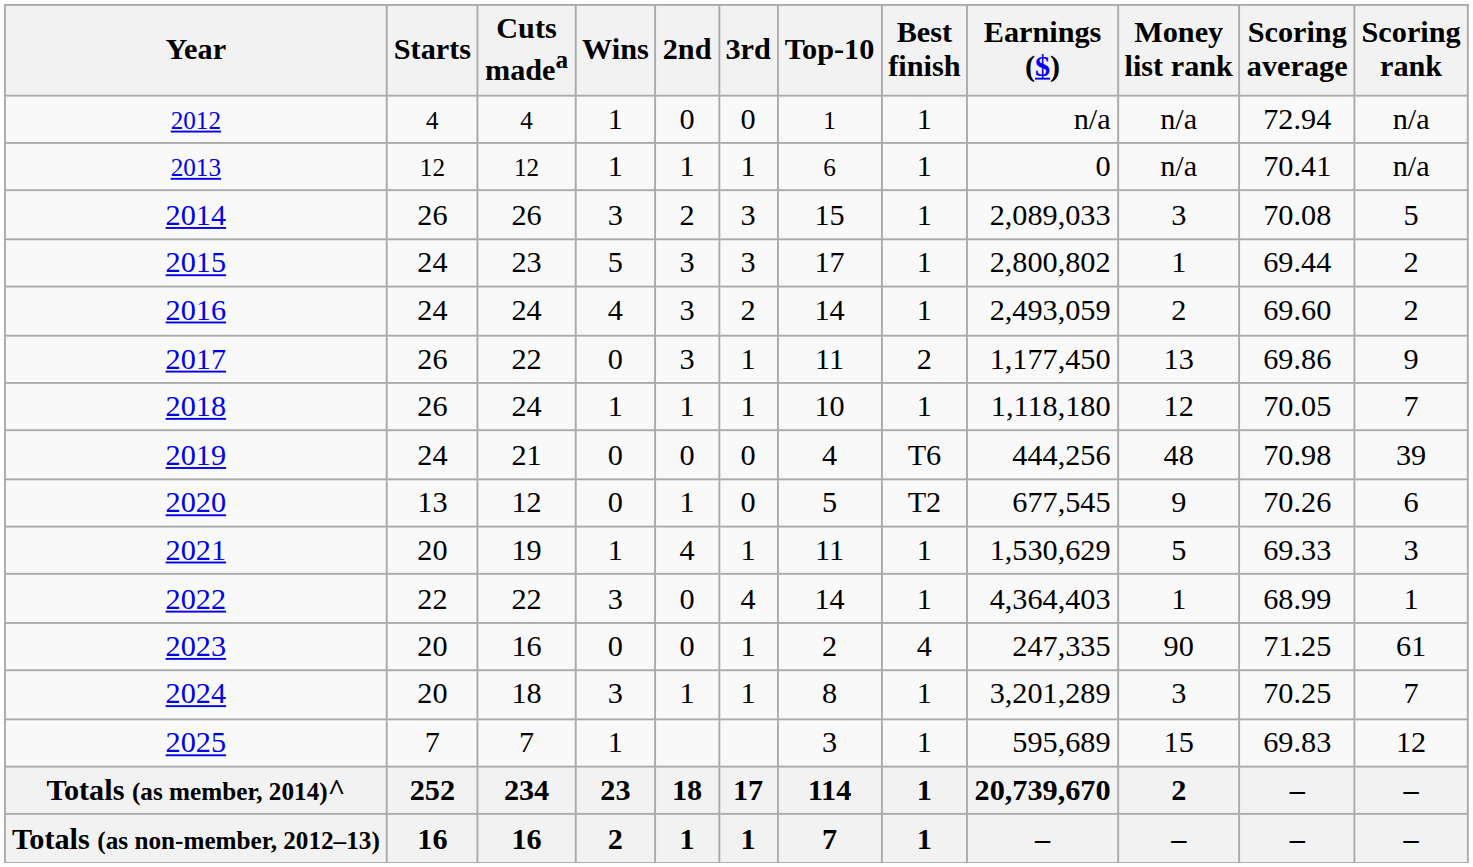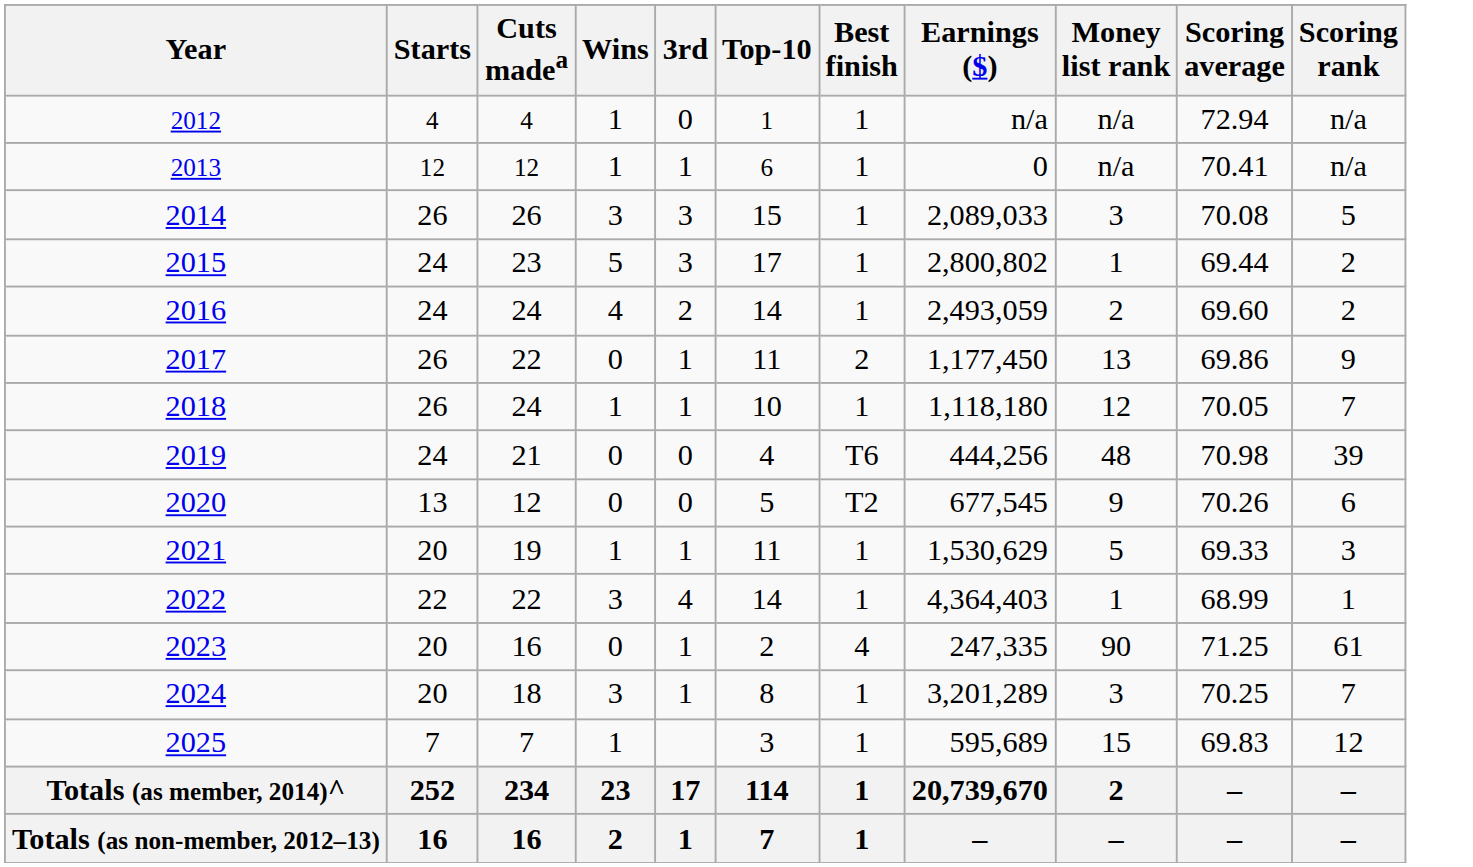- column: (687, 49)
